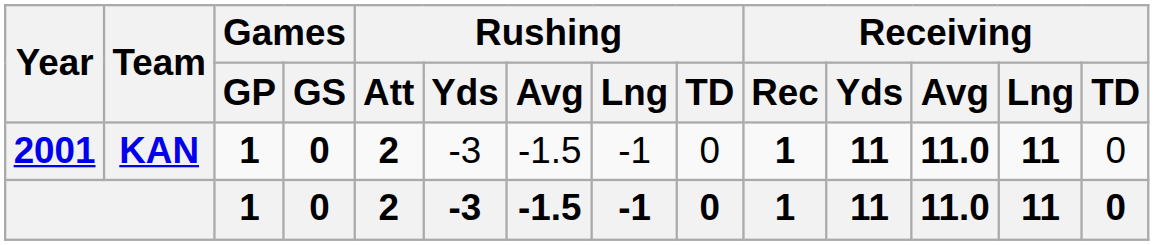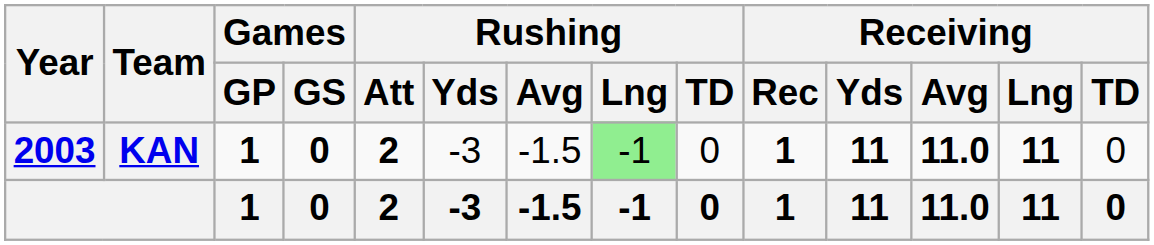(55, 150) 2001 -> (55, 150) 2003
(635, 150) no background -> (635, 150) lightgreen background
